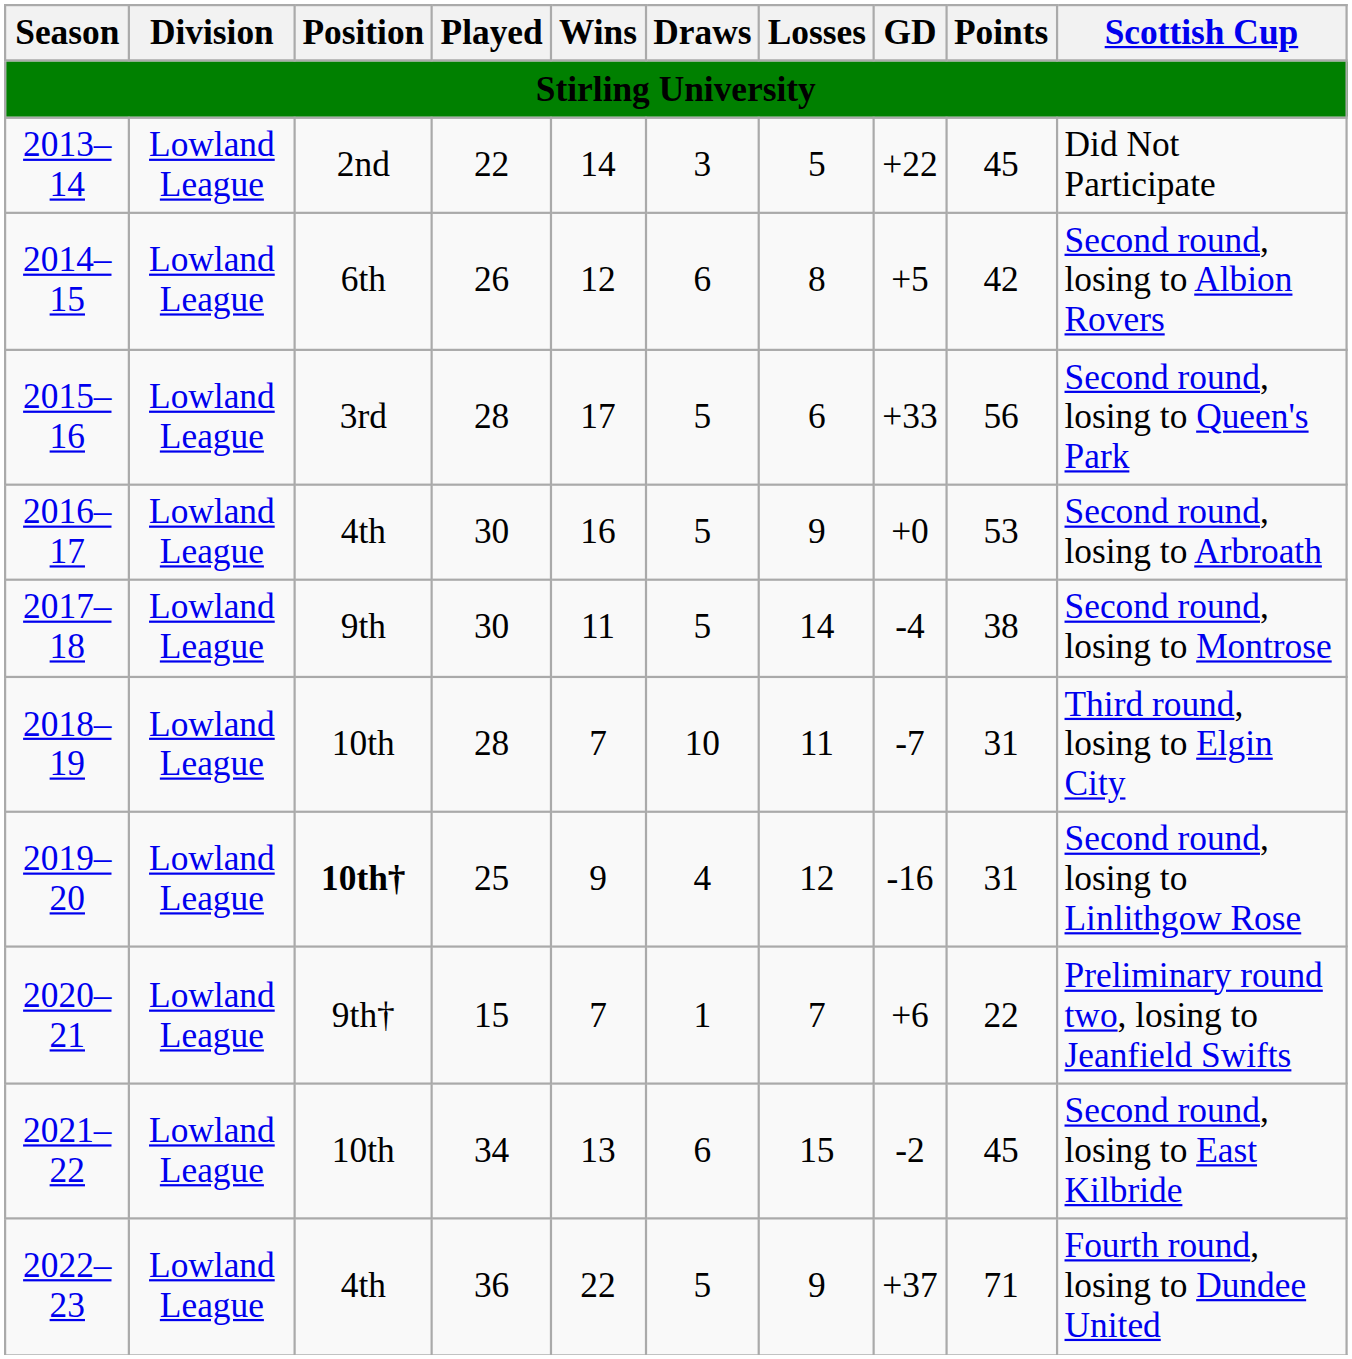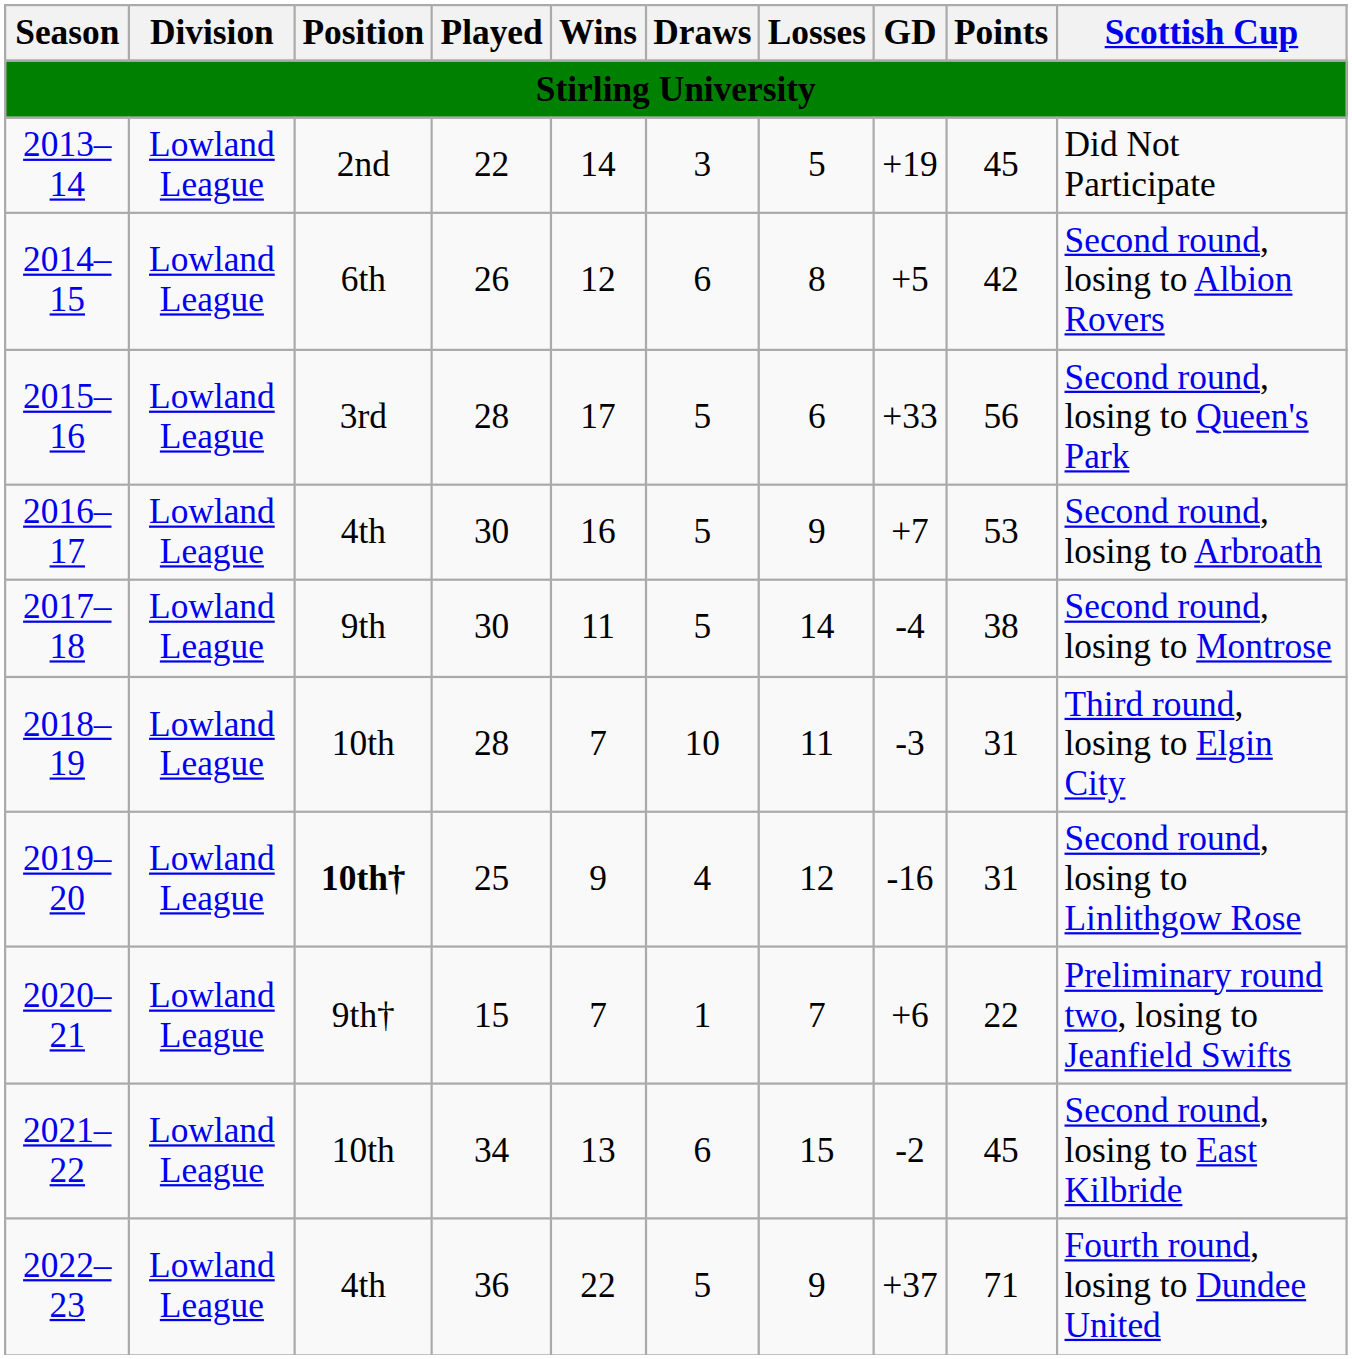(910, 164) +22 -> (910, 164) +19
(910, 531) +0 -> (910, 531) +7
(910, 743) -7 -> (910, 743) -3
